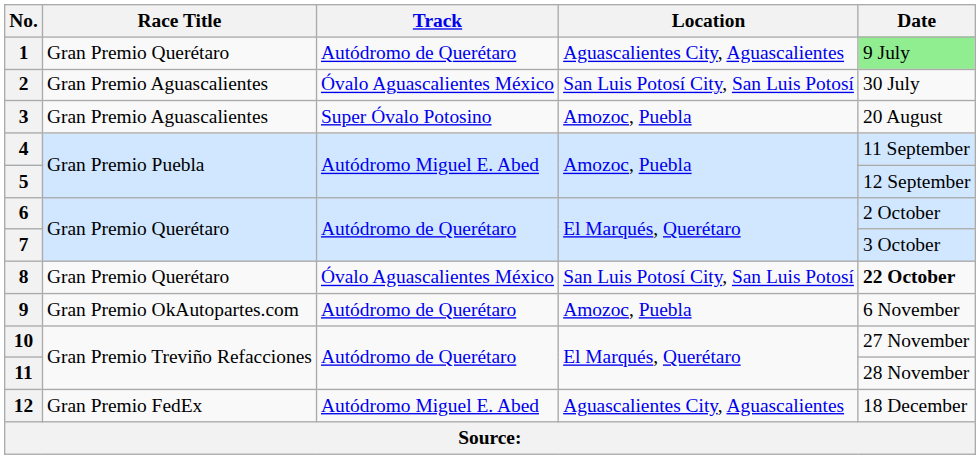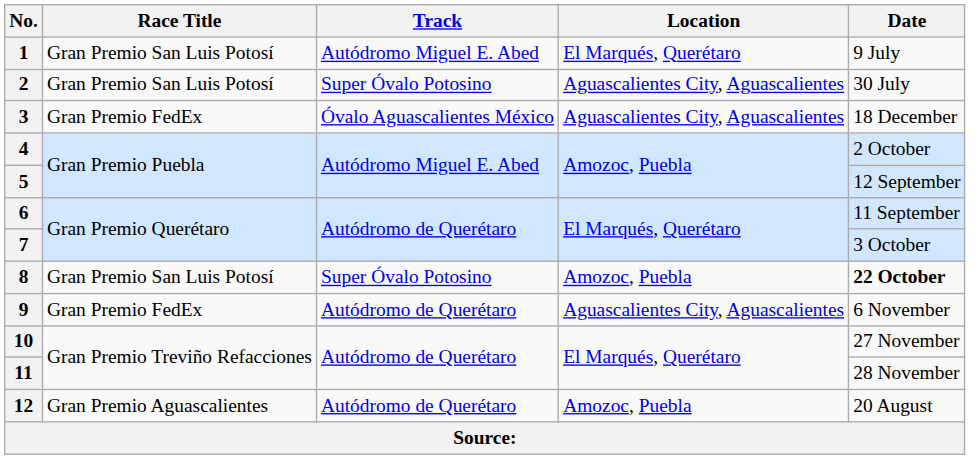(138, 52) Gran Premio Querétaro -> (160, 52) Gran Premio San Luis Potosí
(419, 52) Autódromo de Querétaro -> (430, 52) Autódromo Miguel E. Abed
(704, 52) Aguascalientes City, Aguascalientes -> (652, 52) El Marqués, Querétaro
(887, 52) lightgreen background -> (877, 52) no background
(158, 85) Gran Premio Aguascalientes -> (160, 85) Gran Premio San Luis Potosí
(438, 85) Óvalo Aguascalientes México -> (406, 85) Super Óvalo Potosino
(709, 85) San Luis Potosí City, San Luis Potosí -> (704, 85) Aguascalientes City, Aguascalientes
(158, 117) Gran Premio Aguascalientes -> (125, 117) Gran Premio FedEx
(406, 117) Super Óvalo Potosino -> (438, 117) Óvalo Aguascalientes México
(627, 117) Amozoc, Puebla -> (704, 117) Aguascalientes City, Aguascalientes
(903, 117) 20 August -> (905, 117) 18 December
(916, 149) 11 September -> (892, 149) 2 October
(902, 213) 2 October -> (907, 213) 11 September
(138, 277) Gran Premio Querétaro -> (160, 277) Gran Premio San Luis Potosí
(438, 277) Óvalo Aguascalientes México -> (406, 277) Super Óvalo Potosino
(709, 277) San Luis Potosí City, San Luis Potosí -> (627, 277) Amozoc, Puebla
(173, 309) Gran Premio OkAutopartes.com -> (125, 309) Gran Premio FedEx
(627, 309) Amozoc, Puebla -> (704, 309) Aguascalientes City, Aguascalientes
(125, 405) Gran Premio FedEx -> (158, 405) Gran Premio Aguascalientes
(430, 405) Autódromo Miguel E. Abed -> (419, 405) Autódromo de Querétaro
(704, 405) Aguascalientes City, Aguascalientes -> (627, 405) Amozoc, Puebla
(915, 405) 18 December -> (893, 405) 20 August
